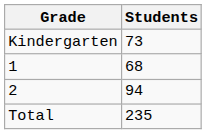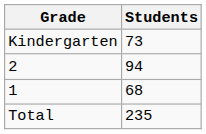rows swapped: (13, 67) <-> (13, 91)
